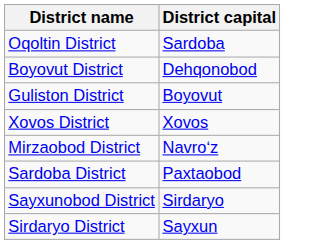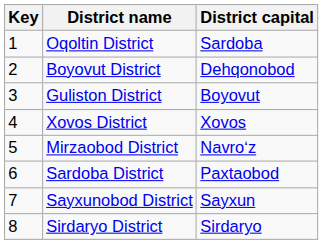+ column: (23, 17)
(193, 200) Sirdaryo -> (228, 200) Sayxun
(190, 226) Sayxun -> (231, 226) Sirdaryo
